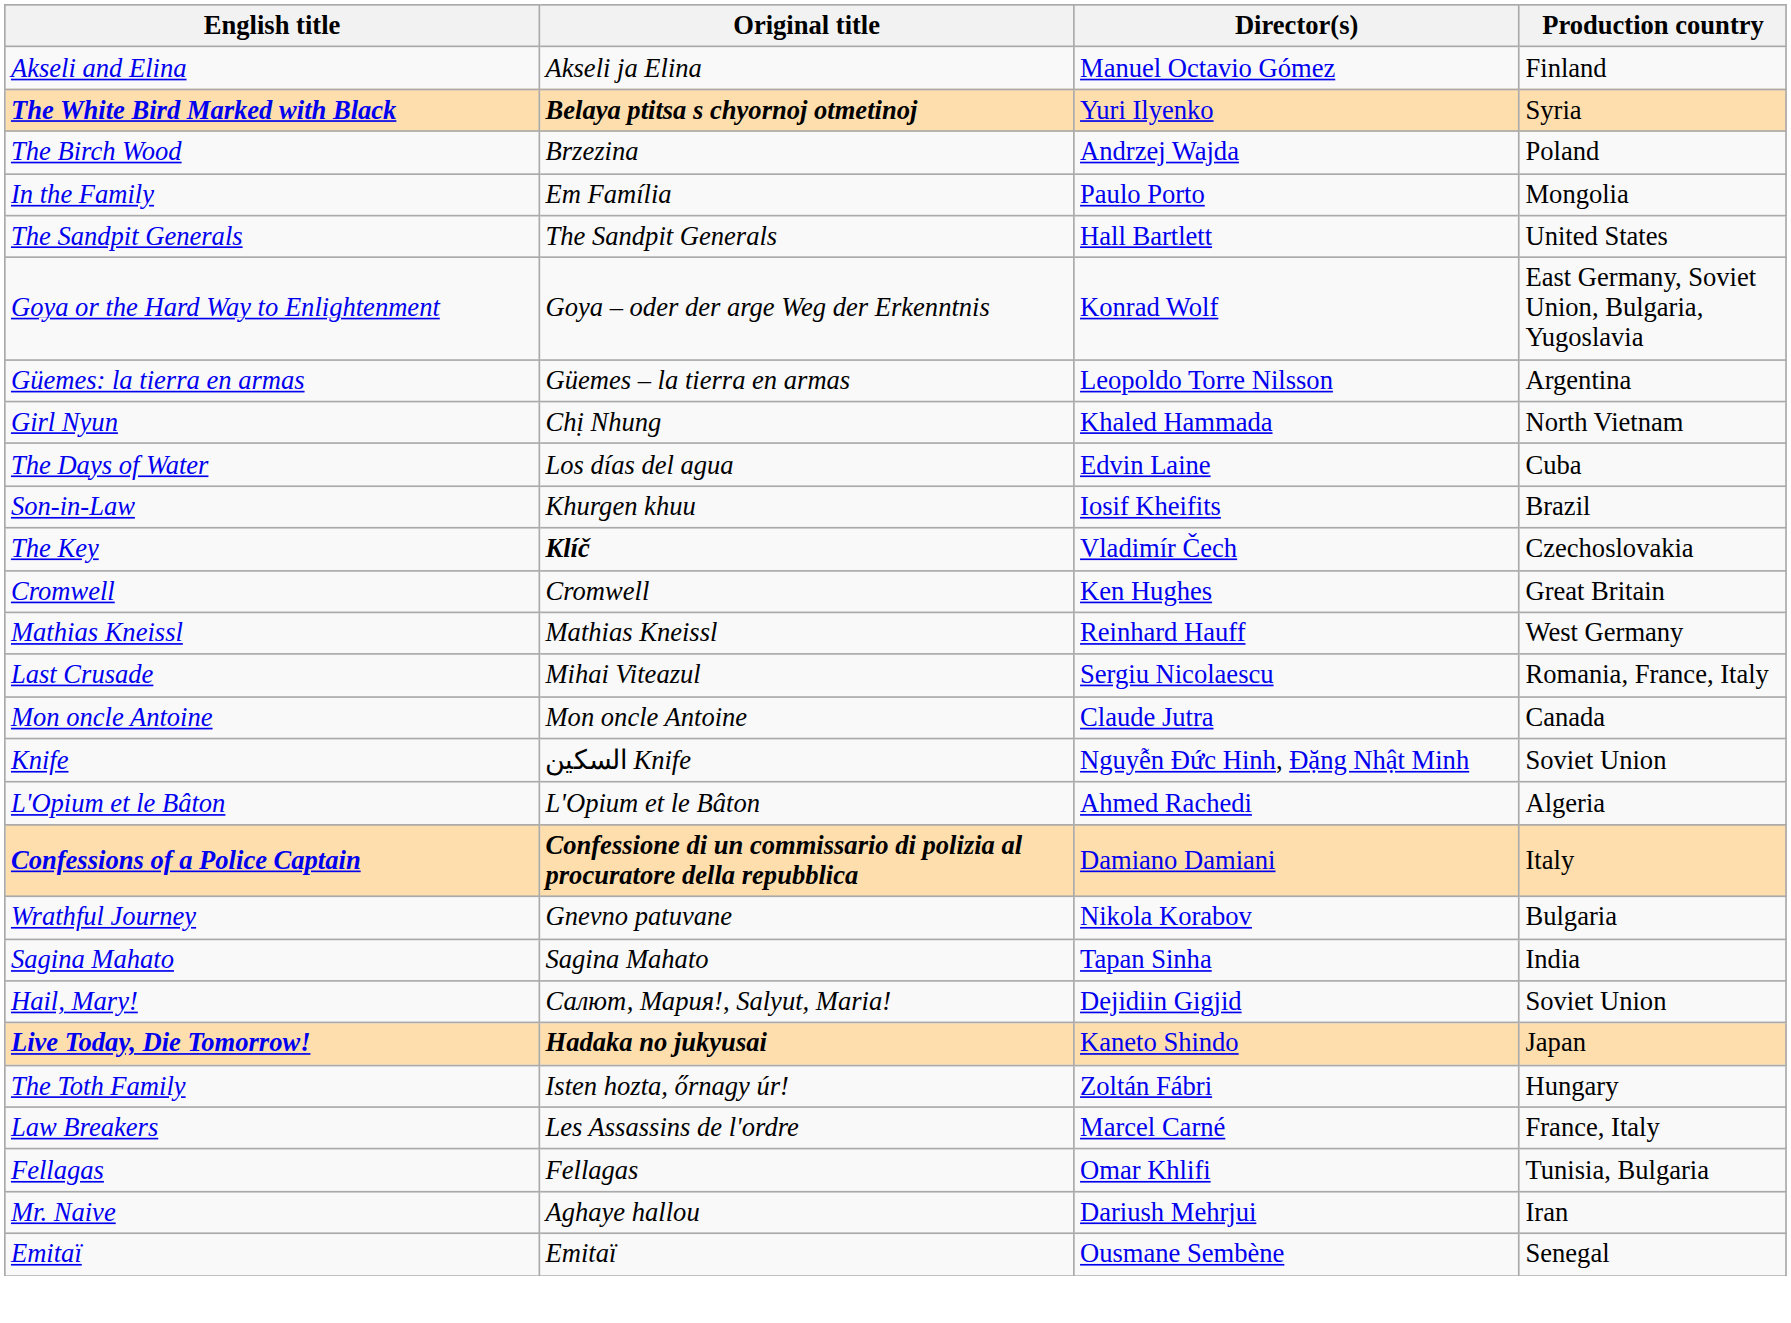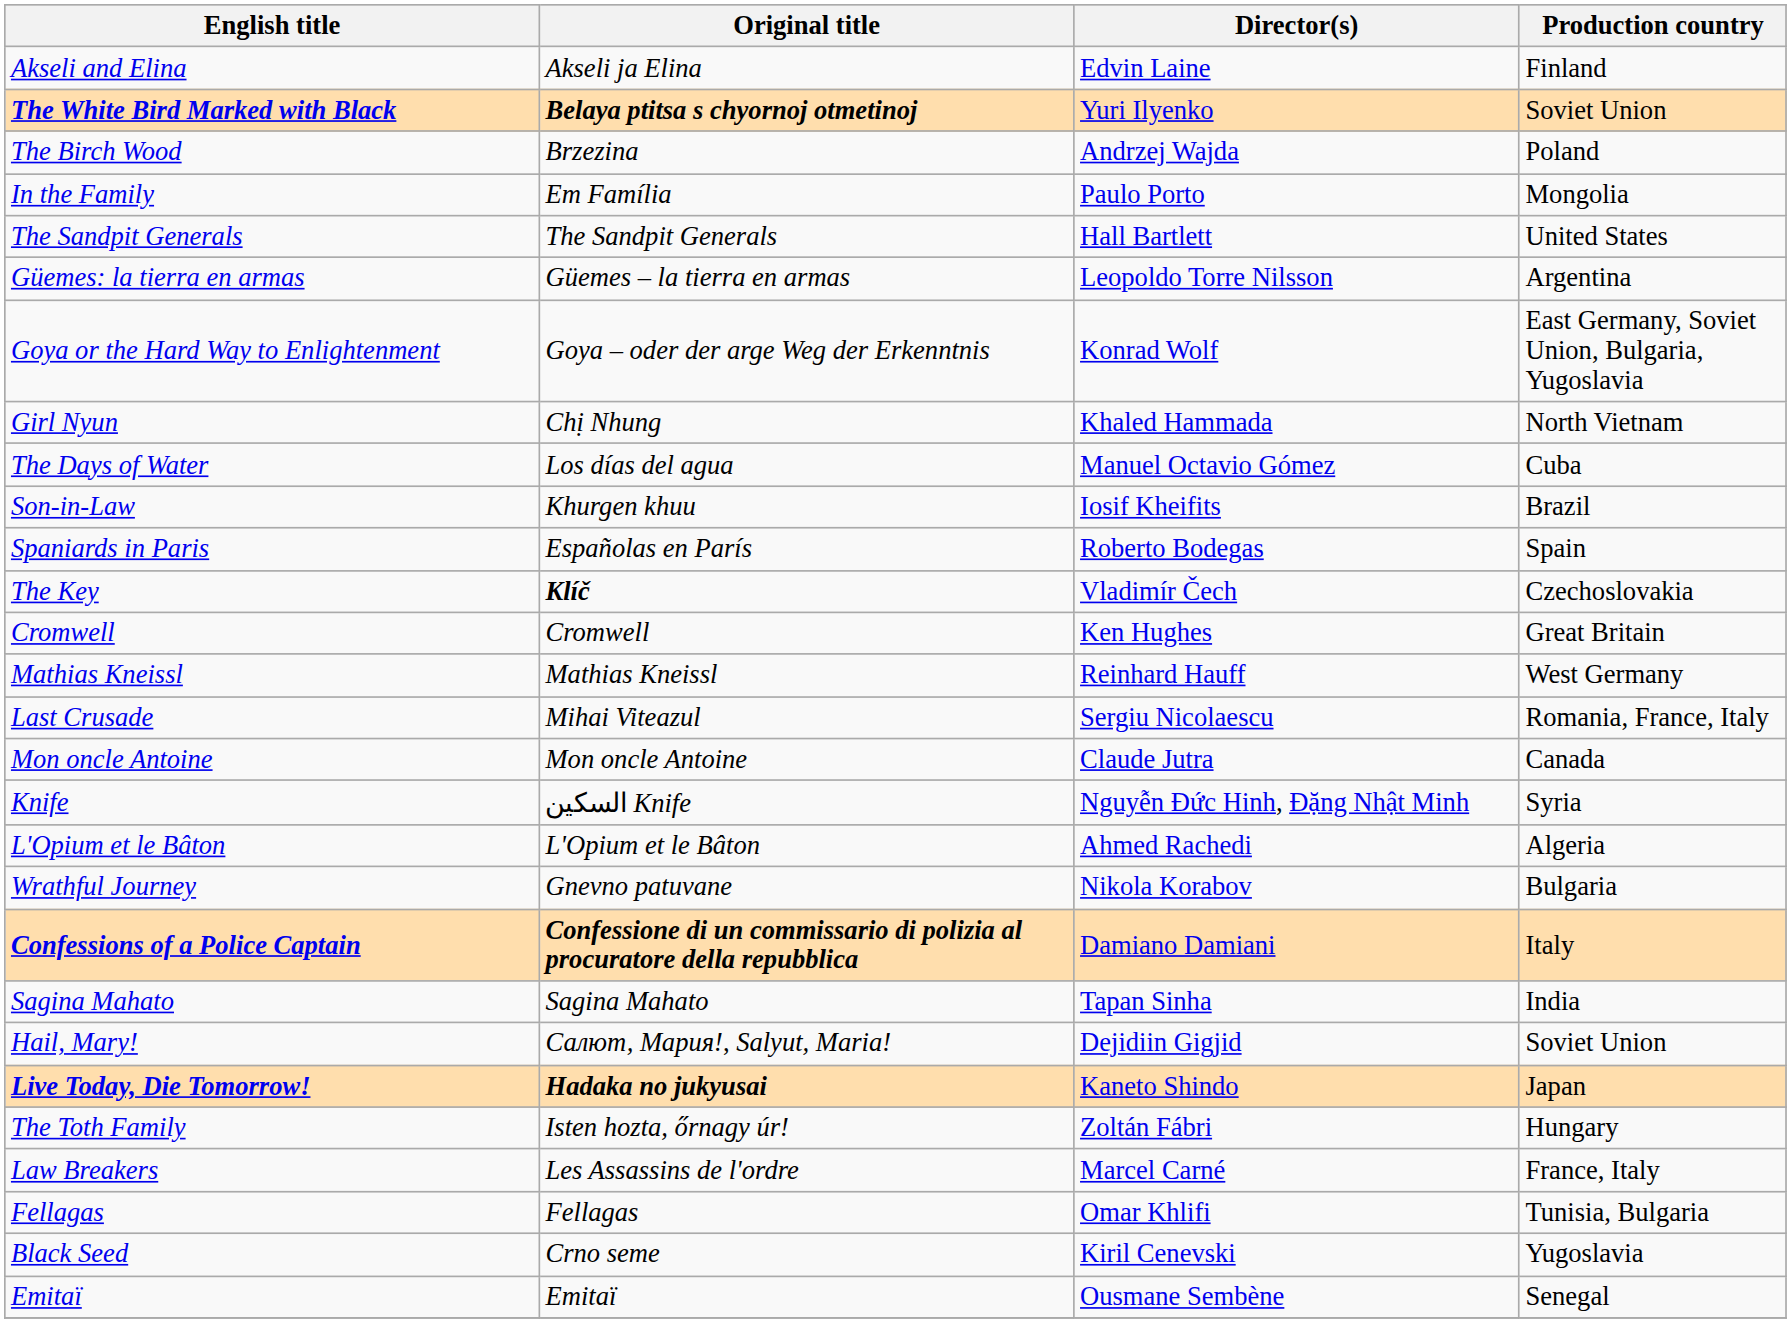(1208, 67) Manuel Octavio Gómez -> (1145, 67) Edvin Laine
(1554, 109) Syria -> (1596, 109) Soviet Union
rows swapped: (225, 308) <-> (158, 380)
(1145, 464) Edvin Laine -> (1208, 464) Manuel Octavio Gómez
+ row: (110, 548)
(1596, 760) Soviet Union -> (1554, 802) Syria
rows swapped: (104, 917) <-> (186, 860)
+ row: (70, 1254)
- row: (63, 1212)
